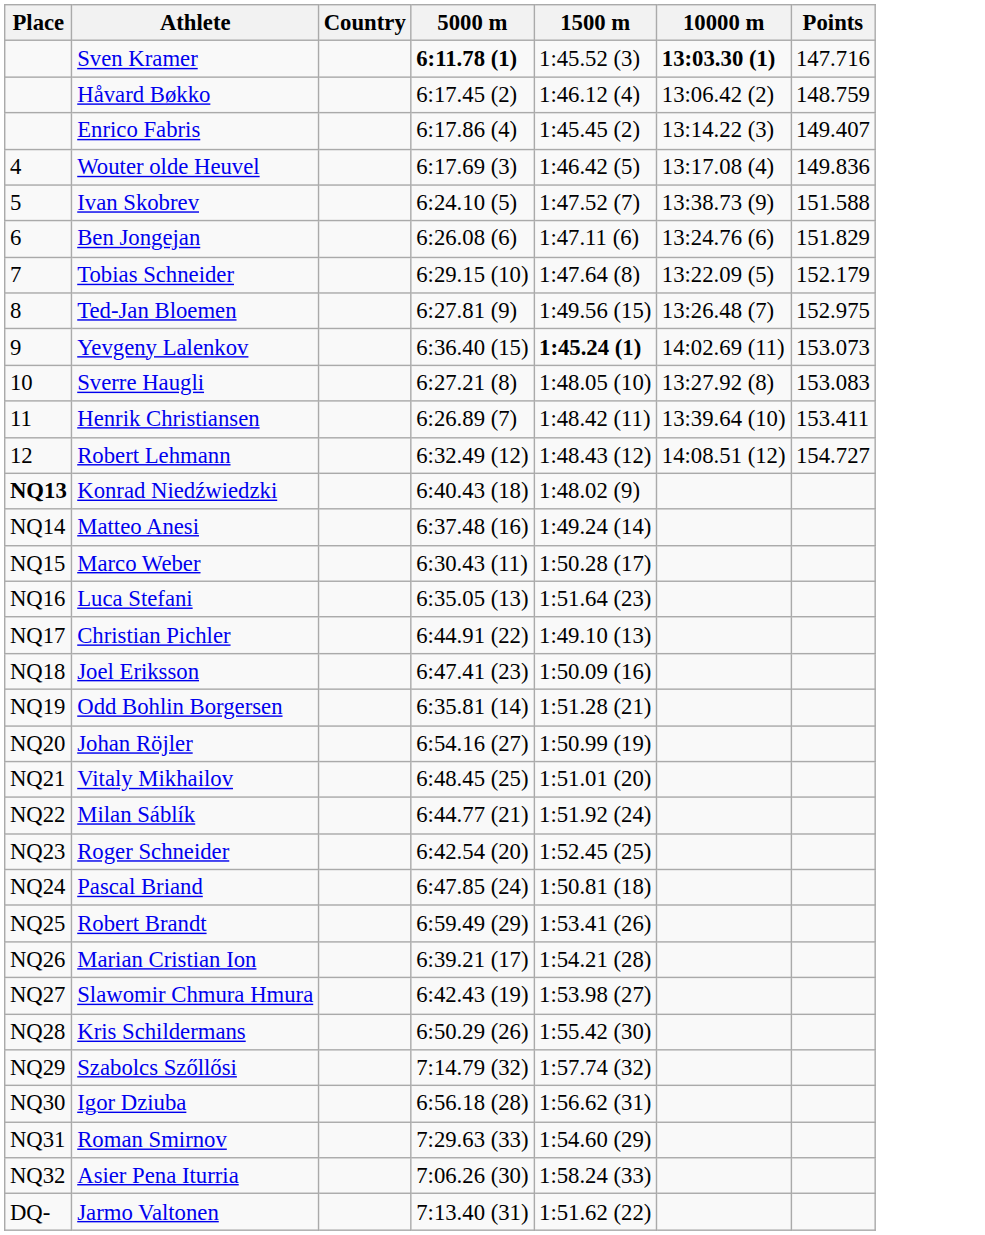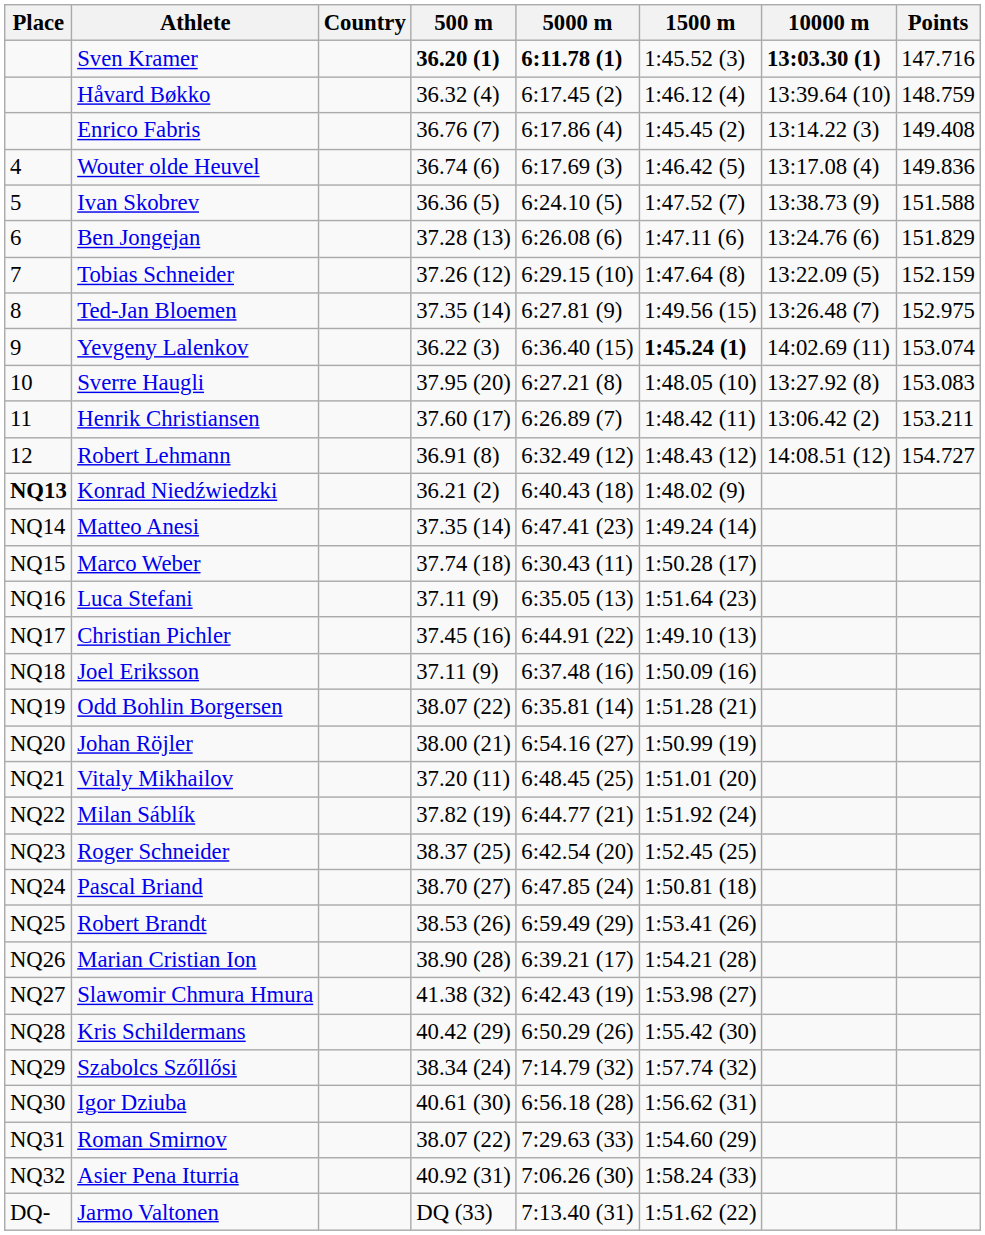+ column: (464, 22)
(718, 94) 13:06.42 (2) -> (829, 94) 13:39.64 (10)
(833, 130) 149.407 -> (938, 130) 149.408
(833, 274) 152.179 -> (938, 274) 152.159
(833, 346) 153.073 -> (938, 346) 153.074
(724, 418) 13:39.64 (10) -> (823, 418) 13:06.42 (2)
(833, 418) 153.411 -> (938, 418) 153.211
(472, 526) 6:37.48 (16) -> (578, 526) 6:47.41 (23)
(472, 671) 6:47.41 (23) -> (578, 671) 6:37.48 (16)
